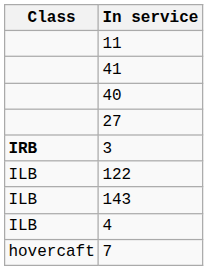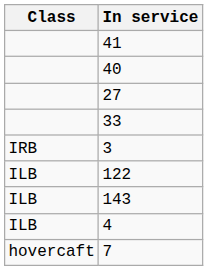- row: (112, 44)
+ row: (112, 122)
(23, 148) bold -> (23, 148) normal
